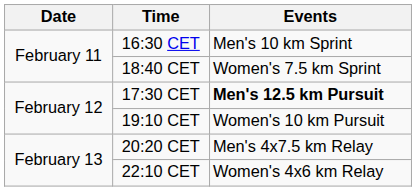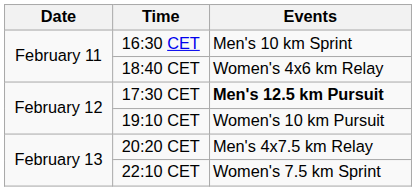(297, 69) Women's 7.5 km Sprint -> (298, 69) Women's 4x6 km Relay
(298, 172) Women's 4x6 km Relay -> (297, 172) Women's 7.5 km Sprint
